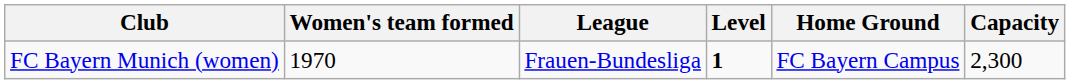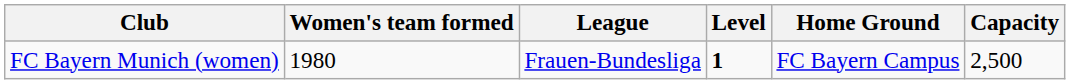(313, 59) 1970 -> (313, 59) 1980
(996, 59) 2,300 -> (996, 59) 2,500
